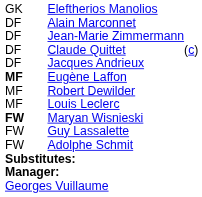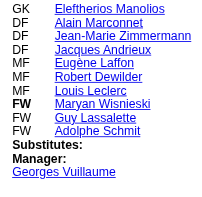- row: (87, 50)
(14, 77) bold -> (21, 63) normal
